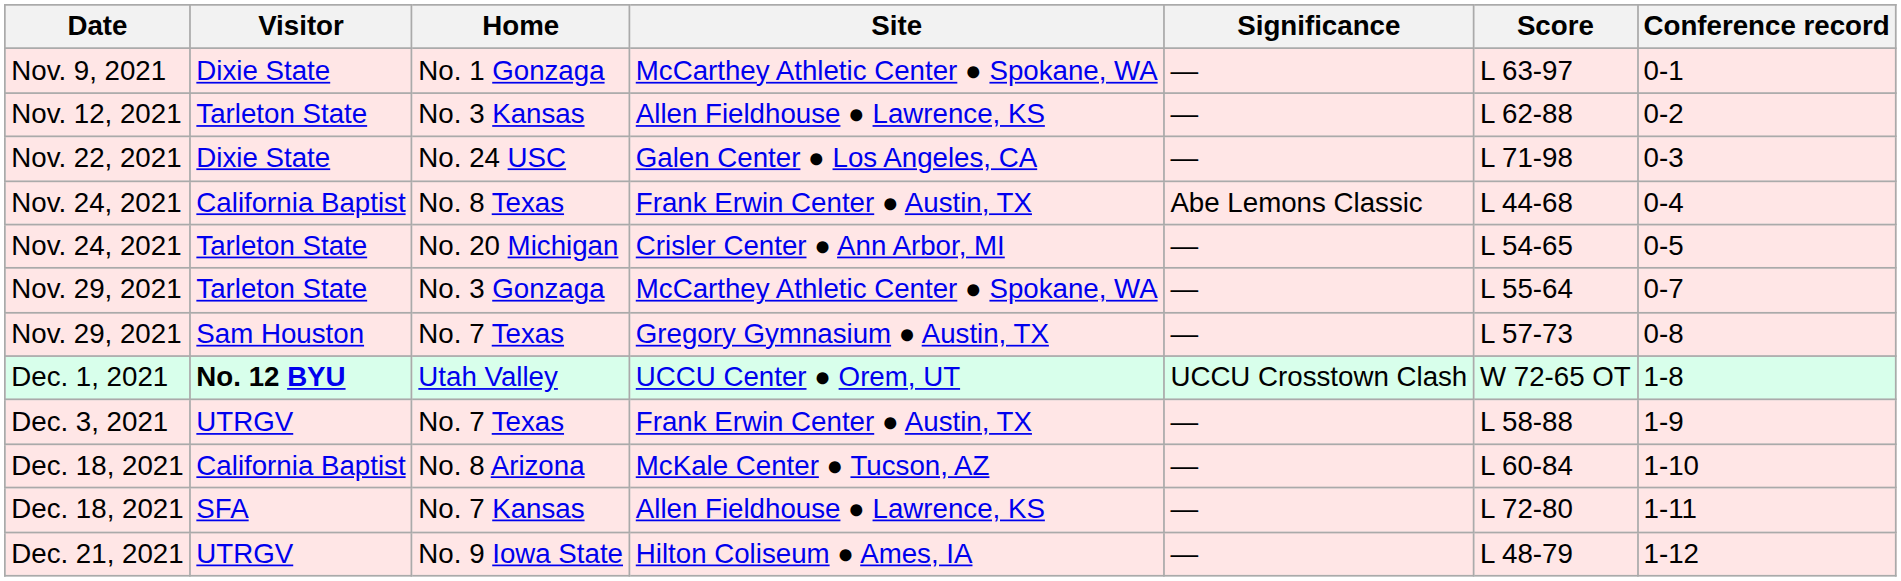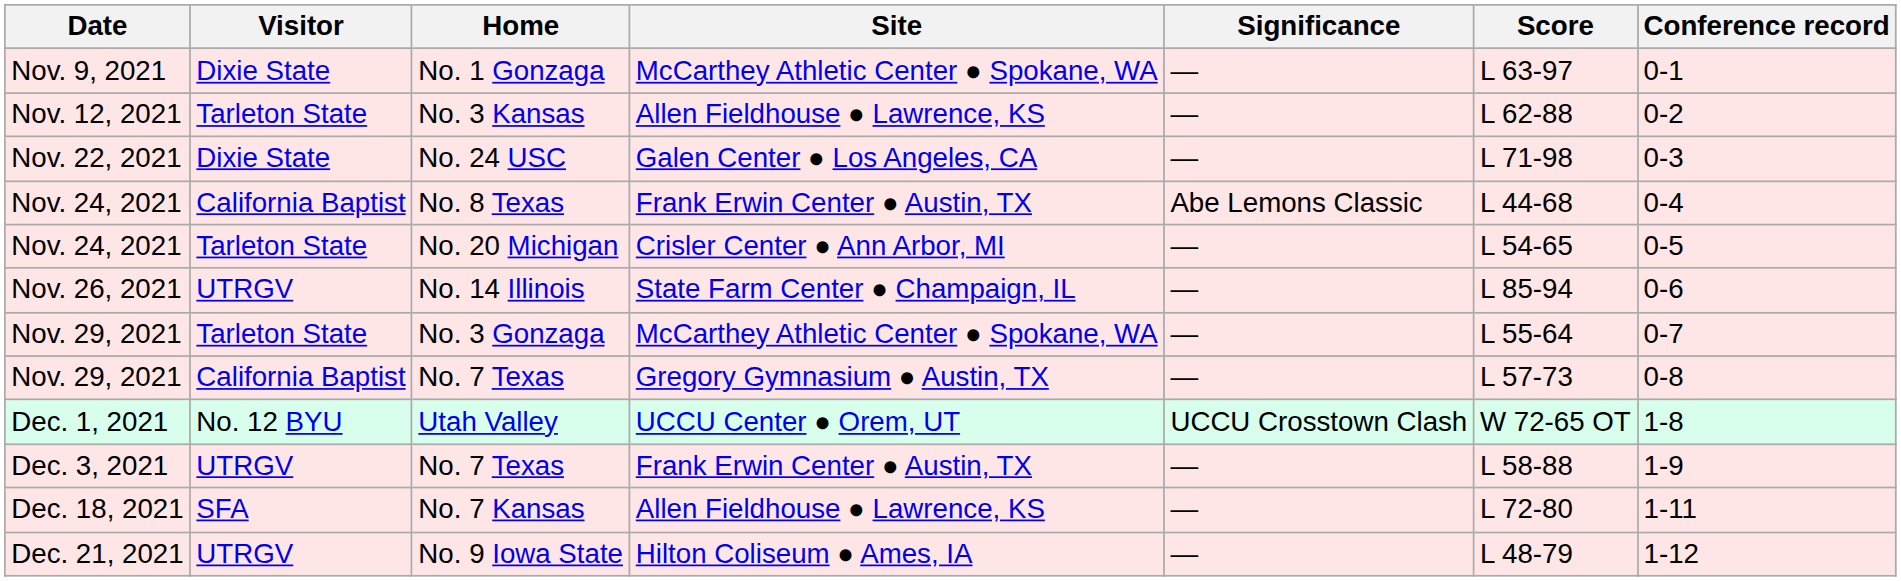+ row: (96, 289)
(280, 333) Sam Houston -> (301, 377) California Baptist
(271, 377) bold -> (269, 421) normal
- row: (97, 465)
